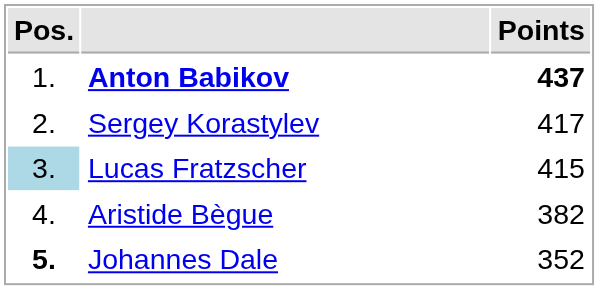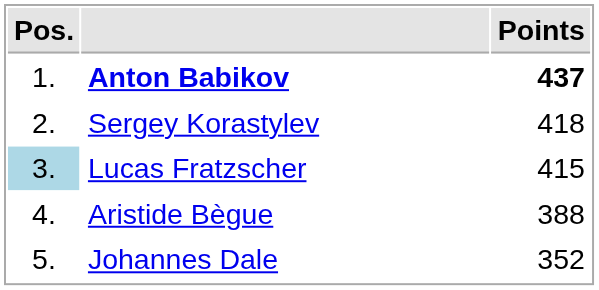(561, 123) 417 -> (561, 123) 418
(561, 214) 382 -> (561, 214) 388
(44, 259) bold -> (44, 259) normal
